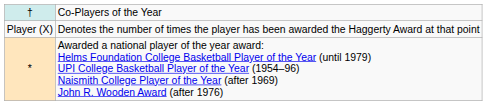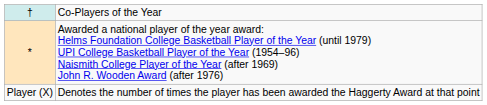rows swapped: (30, 69) <-> (30, 29)
